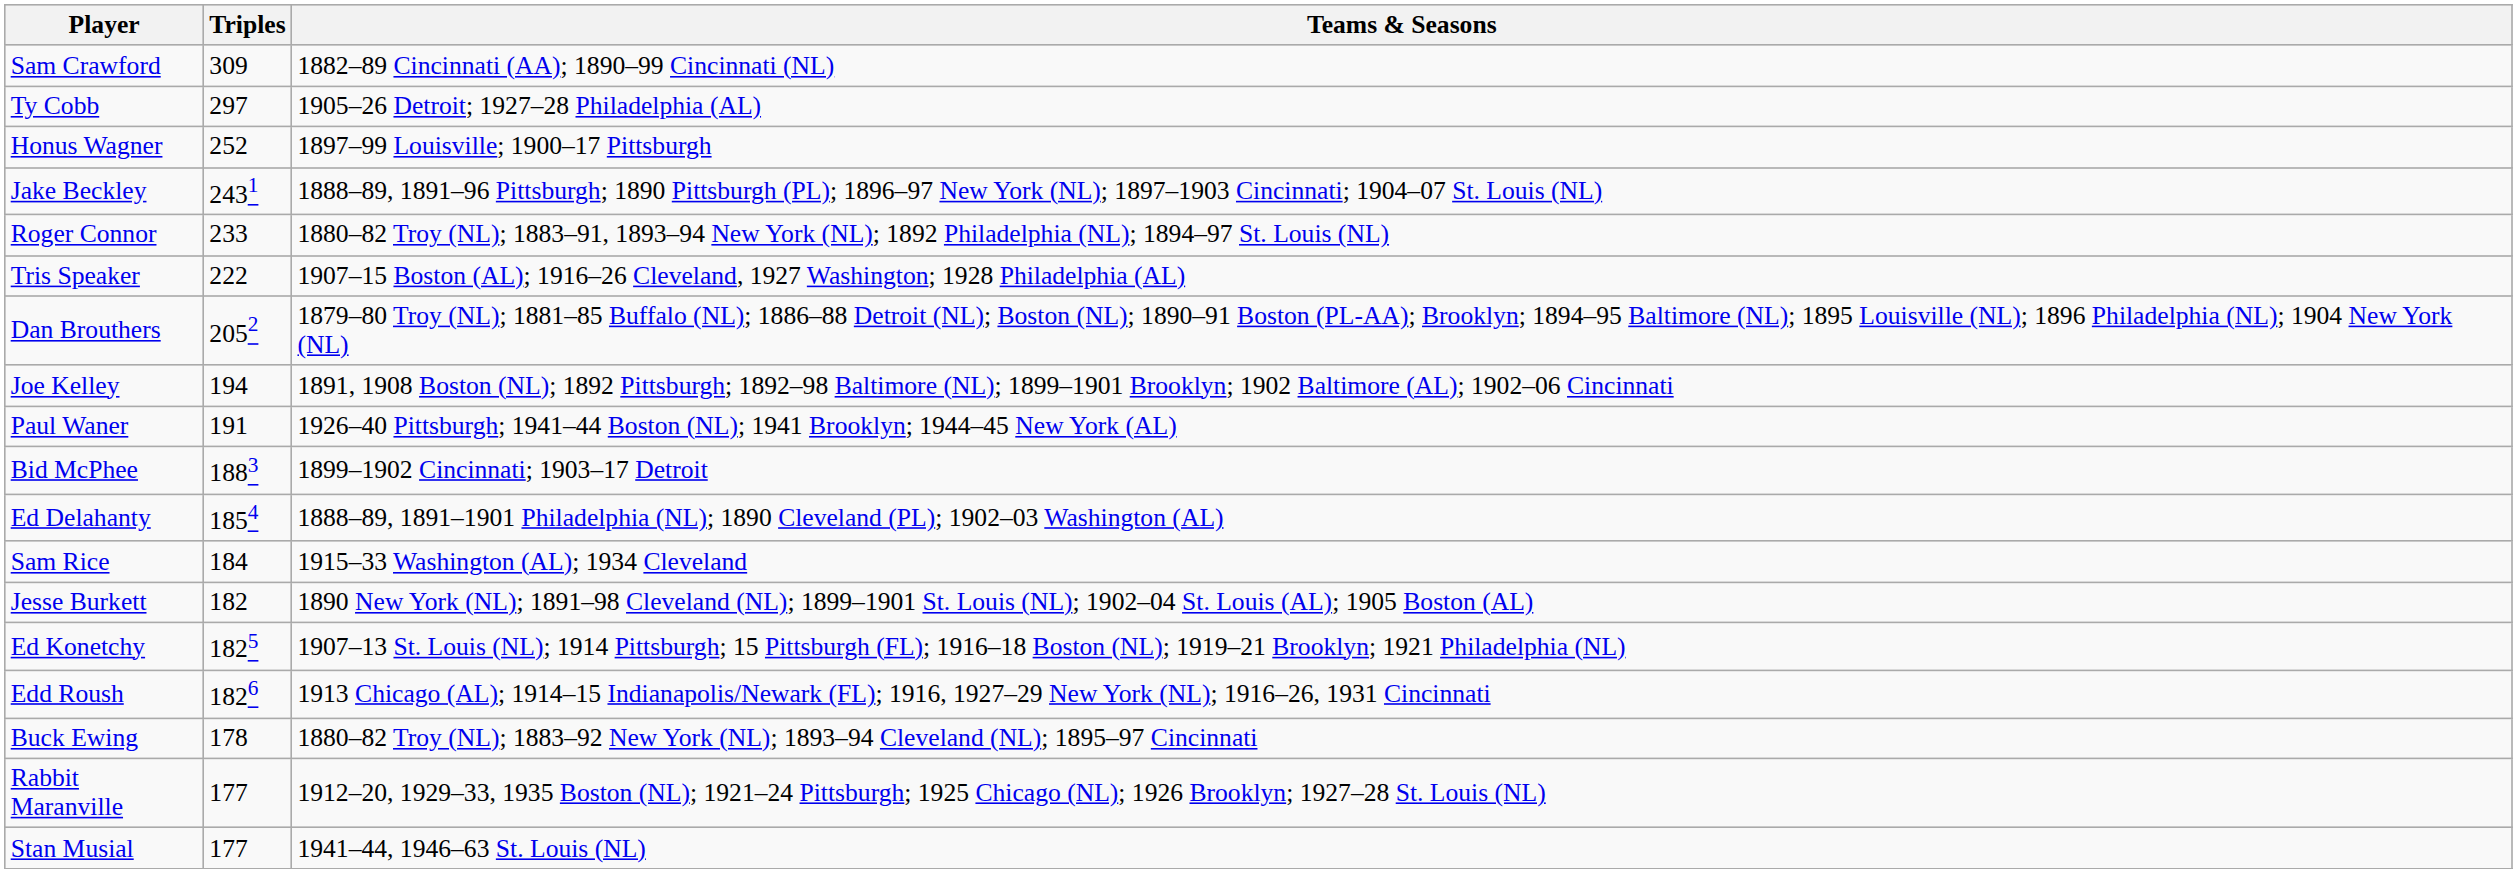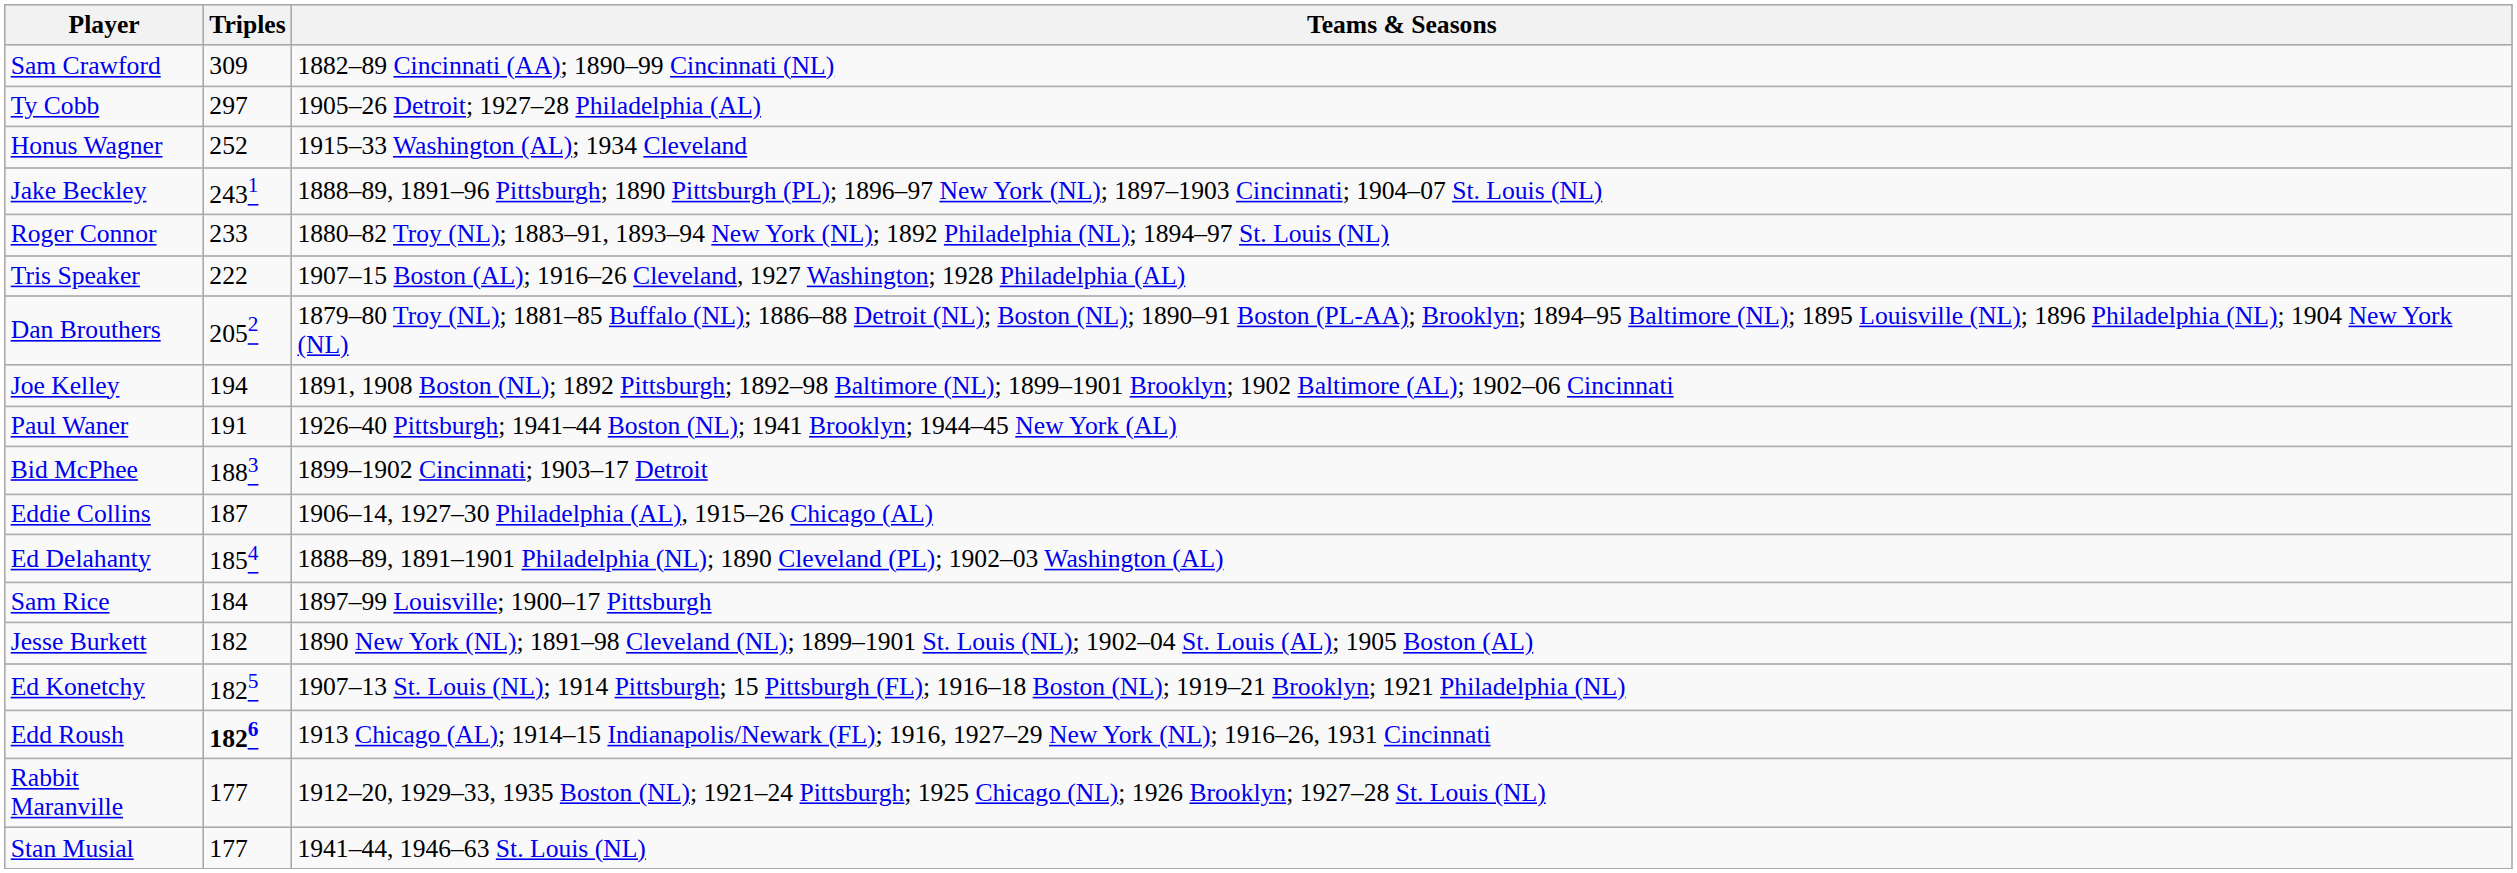(505, 146) 1897–99 Louisville; 1900–17 Pittsburgh -> (522, 146) 1915–33 Washington (AL); 1934 Cleveland
+ row: (81, 514)
(522, 561) 1915–33 Washington (AL); 1934 Cleveland -> (505, 602) 1897–99 Louisville; 1900–17 Pittsburgh
(234, 693) normal -> (234, 734) bold
- row: (74, 737)
